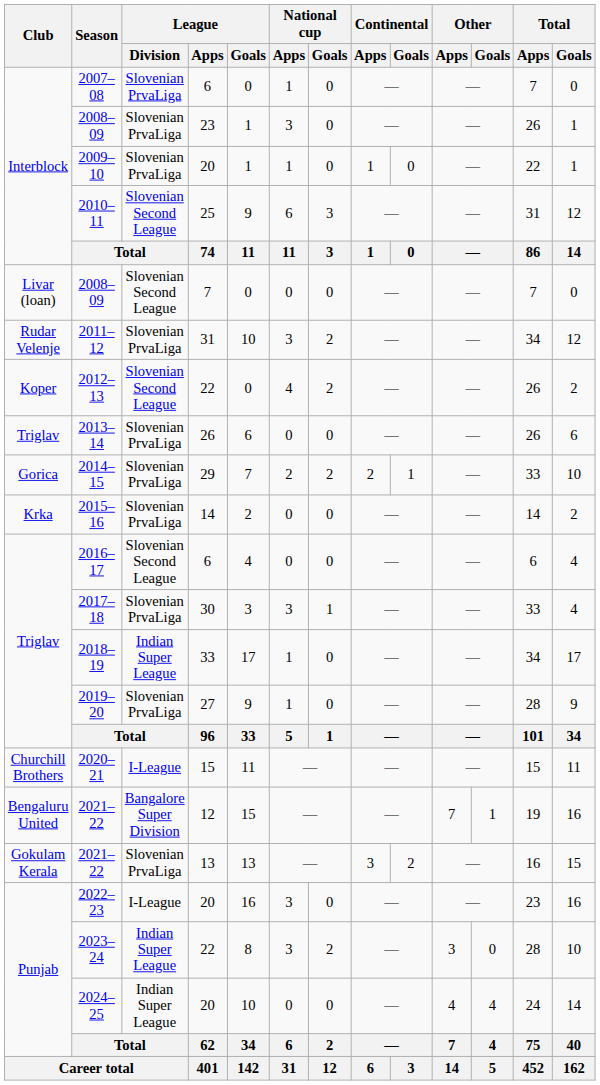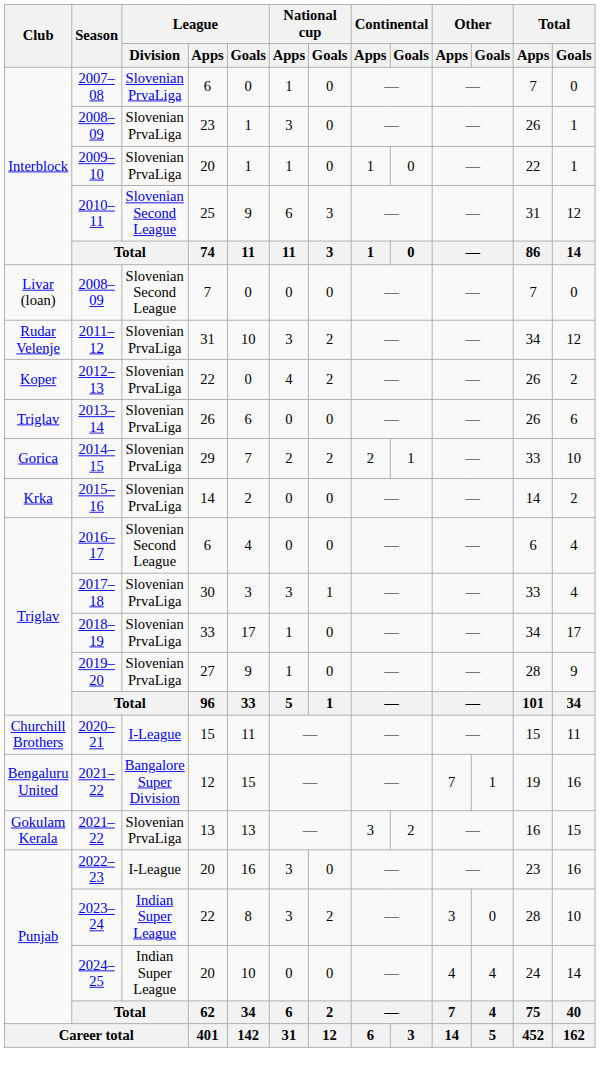(155, 387) Slovenian Second League -> (155, 379) Slovenian PrvaLiga
(155, 657) Indian Super League -> (155, 632) Slovenian PrvaLiga
